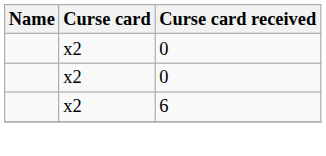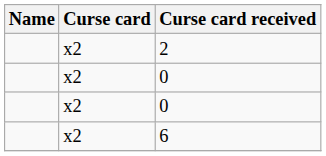+ row: (32, 48)
